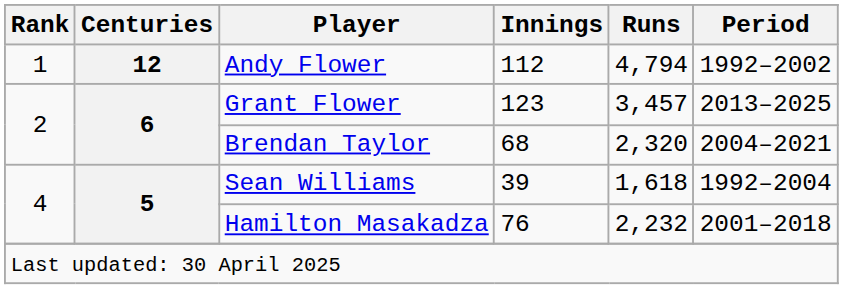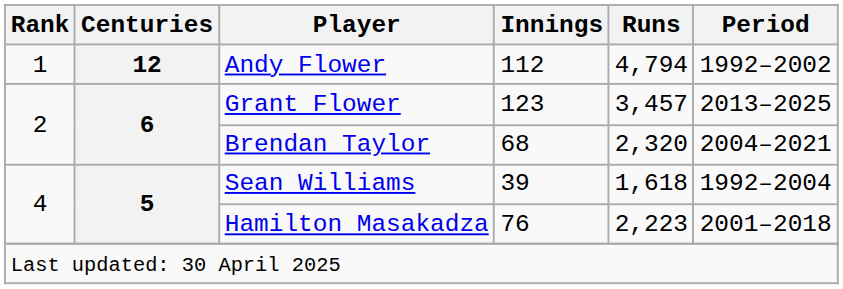(651, 224) 2,232 -> (651, 224) 2,223
